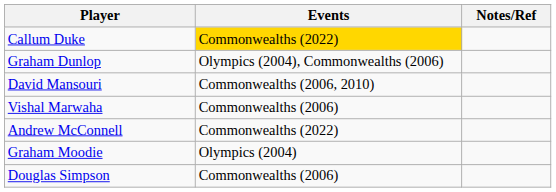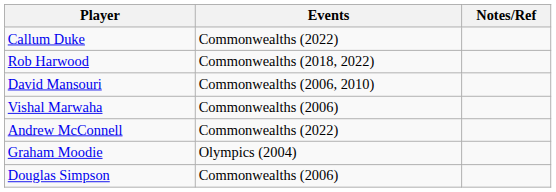(268, 38) gold background -> (268, 38) no background
- row: (54, 61)
+ row: (48, 61)
